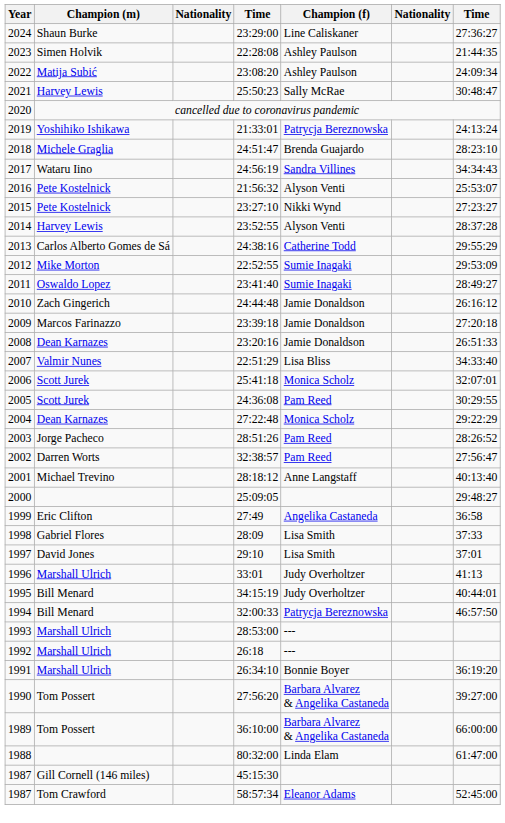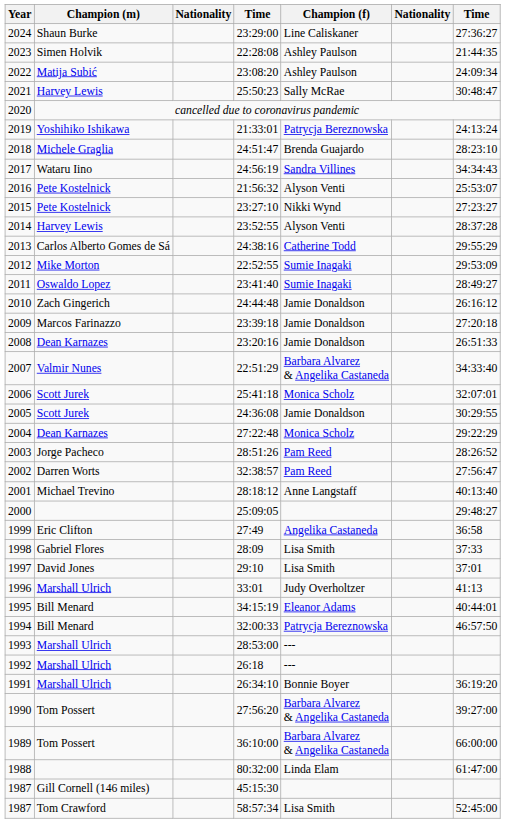(307, 361) Lisa Bliss -> (336, 368) Barbara Alvarez & Angelika Castaneda
(308, 400) Pam Reed -> (324, 413) Jamie Donaldson
(324, 593) Judy Overholtzer -> (320, 606) Eleanor Adams
(320, 794) Eleanor Adams -> (309, 808) Lisa Smith
